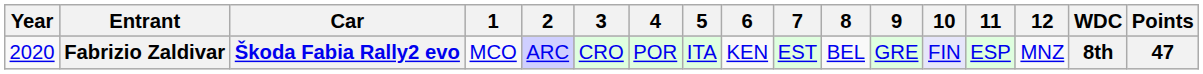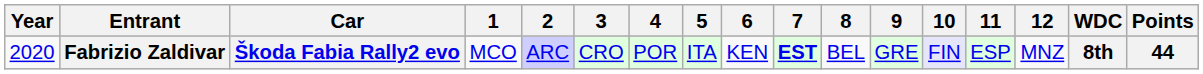(797, 52) normal -> (797, 52) bold
(1163, 52) 47 -> (1163, 52) 44
